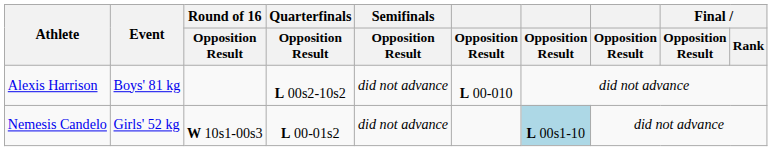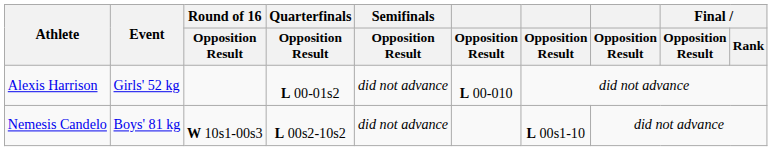(147, 85) Boys' 81 kg -> (147, 85) Girls' 52 kg
(310, 94) L 00s2-10s2 -> (310, 94) L 00-01s2
(147, 125) Girls' 52 kg -> (147, 125) Boys' 81 kg
(310, 134) L 00-01s2 -> (310, 134) L 00s2-10s2
(556, 134) lightblue background -> (556, 134) no background
